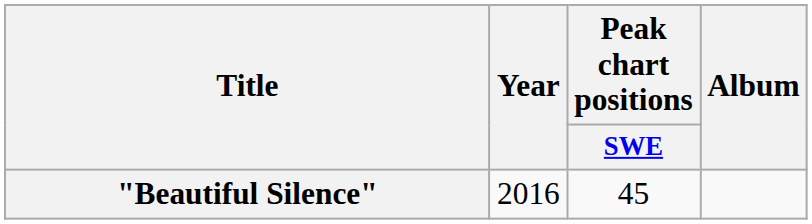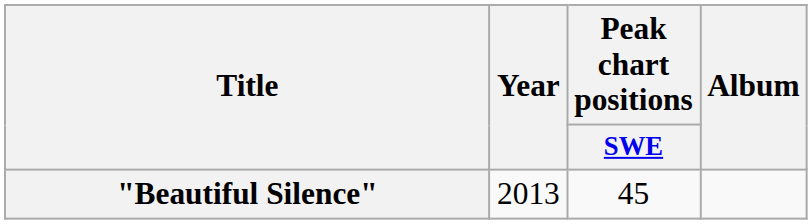(528, 193) 2016 -> (528, 193) 2013
